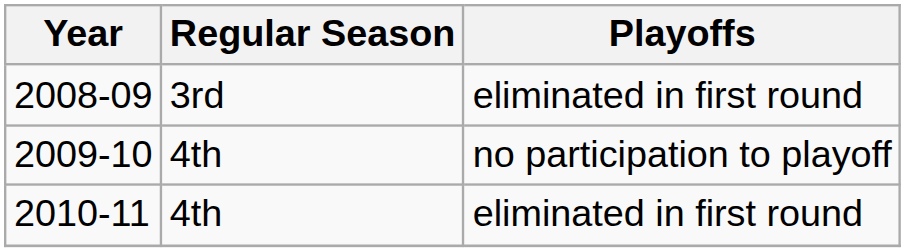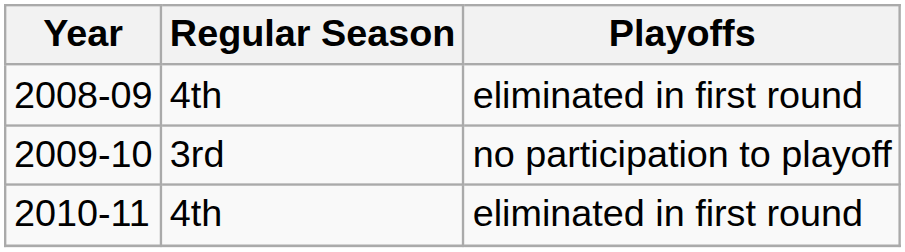(197, 94) 3rd -> (196, 94) 4th
(196, 154) 4th -> (197, 154) 3rd
